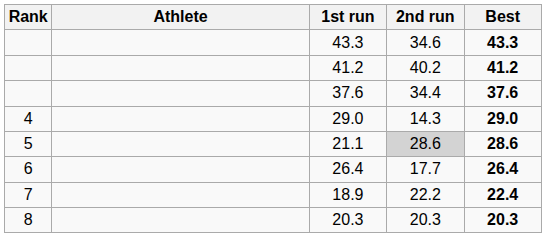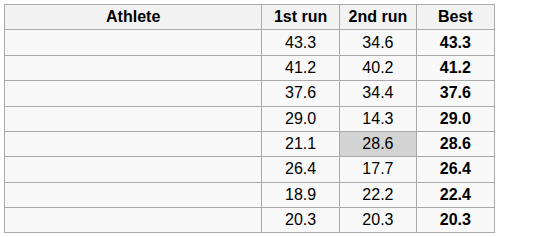- column: (28, 17)
